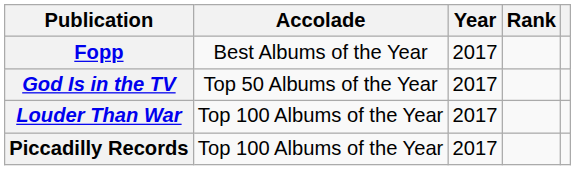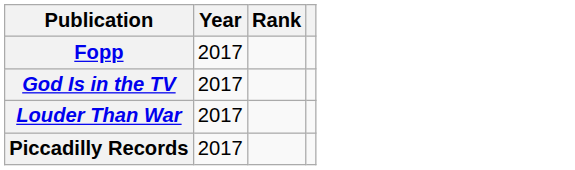- column: (321, 20)
